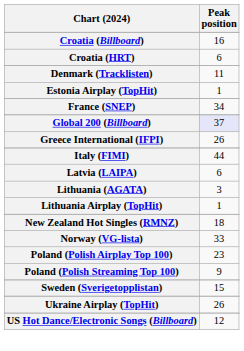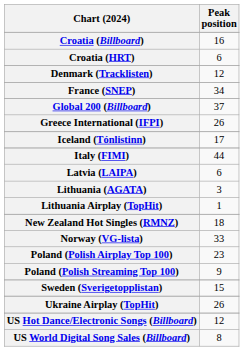(219, 73) 11 -> (219, 73) 12
- row: (102, 90)
(219, 123) lavender background -> (219, 106) no background
+ row: (102, 139)
+ row: (102, 337)
